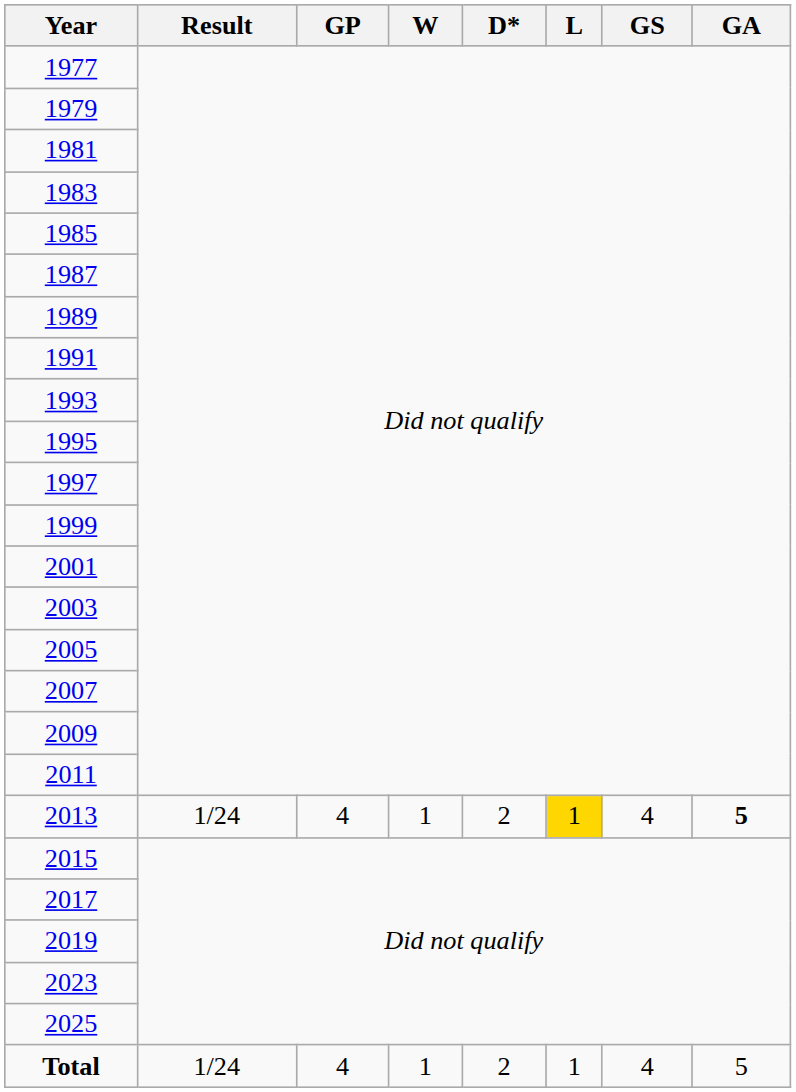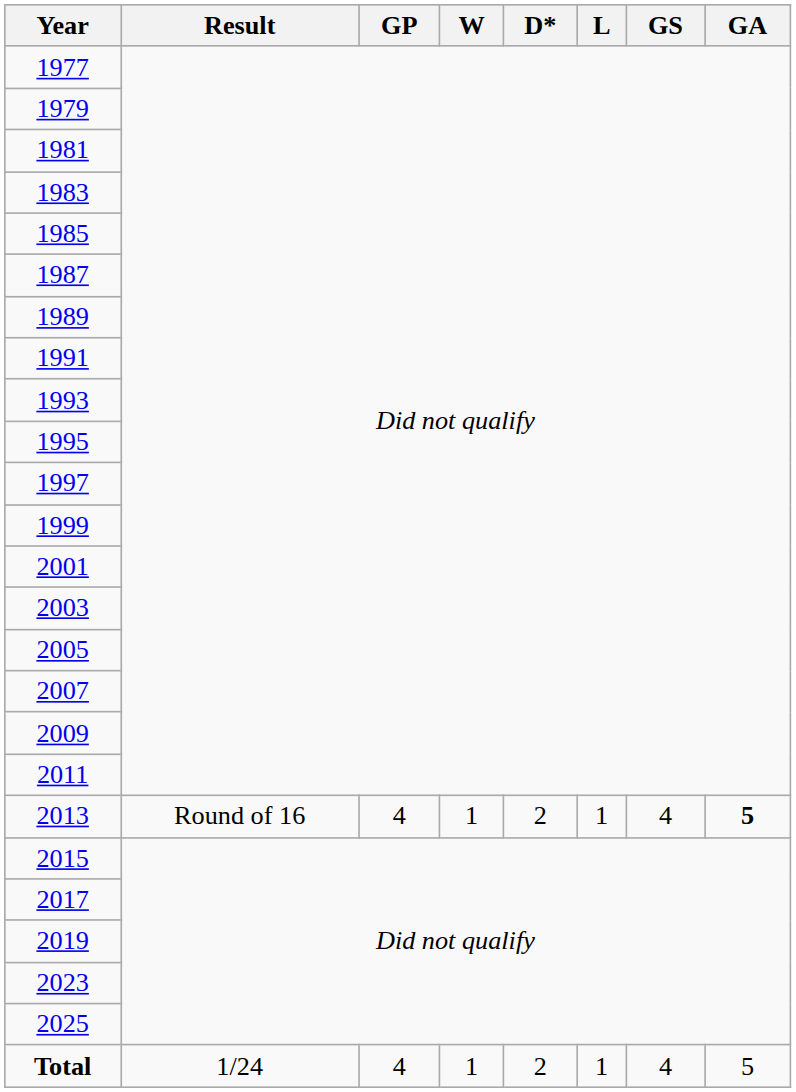(217, 815) 1/24 -> (240, 815) Round of 16
(574, 815) gold background -> (602, 815) no background
